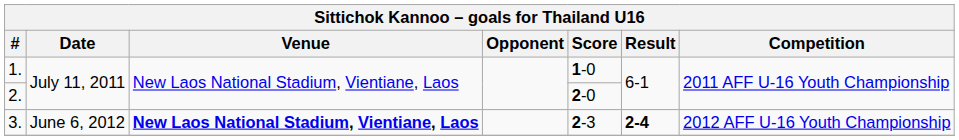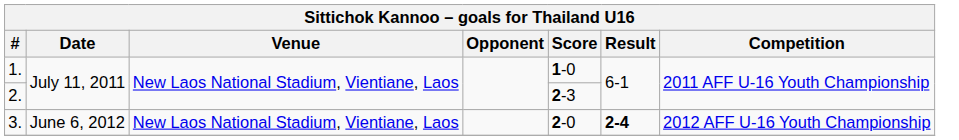(584, 95) 2-0 -> (564, 95) 2-3
(306, 122) bold -> (296, 122) normal
(584, 122) 2-3 -> (564, 122) 2-0
